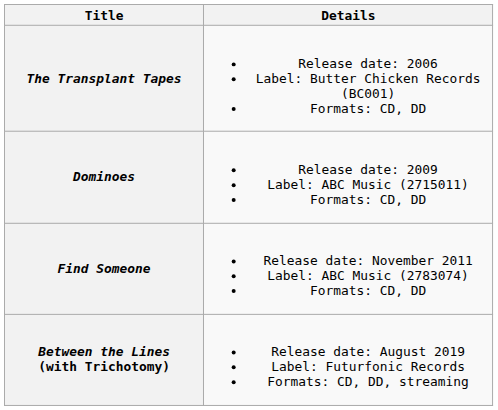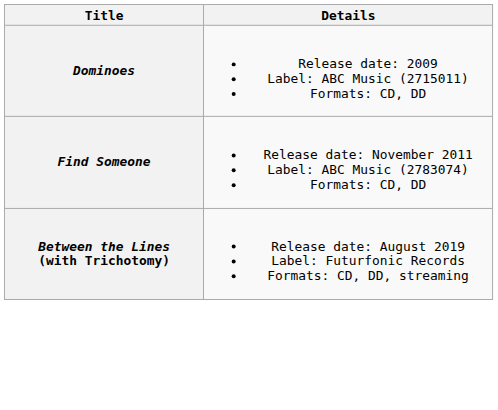- row: (104, 79)
